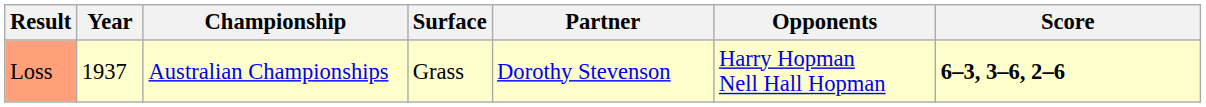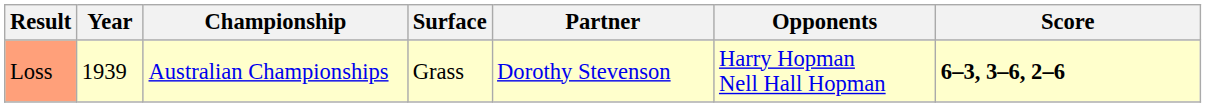(104, 70) 1937 -> (104, 70) 1939
